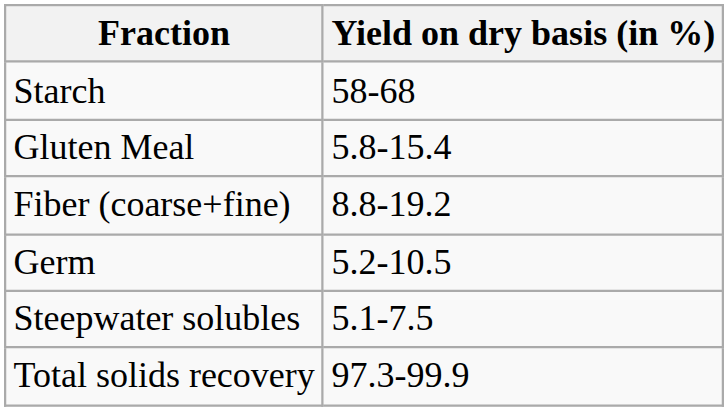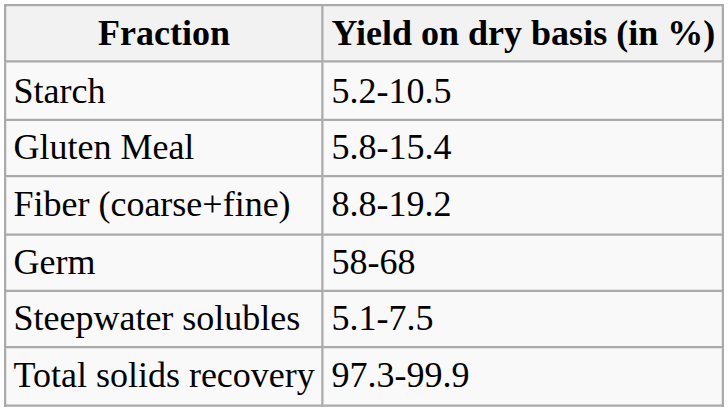(373, 90) 58-68 -> (391, 90) 5.2-10.5
(391, 261) 5.2-10.5 -> (373, 261) 58-68
